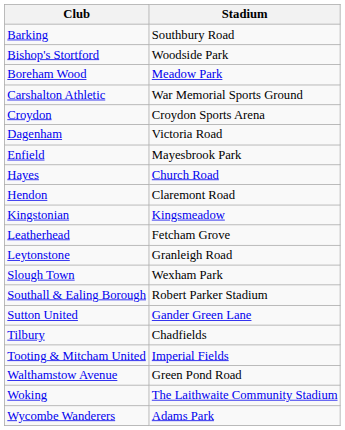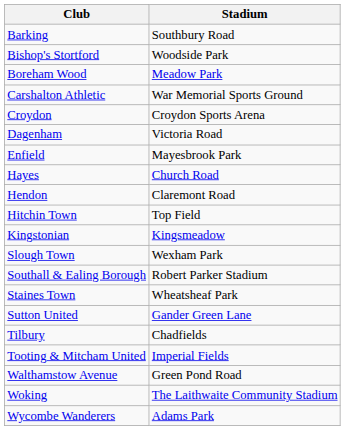+ row: (42, 214)
- row: (39, 235)
- row: (39, 255)
+ row: (41, 295)
